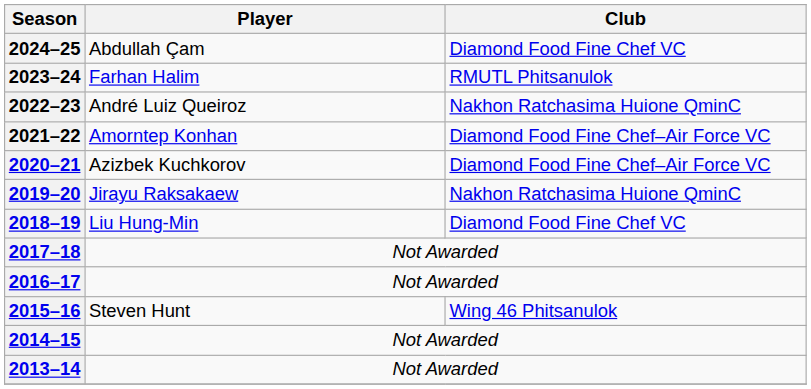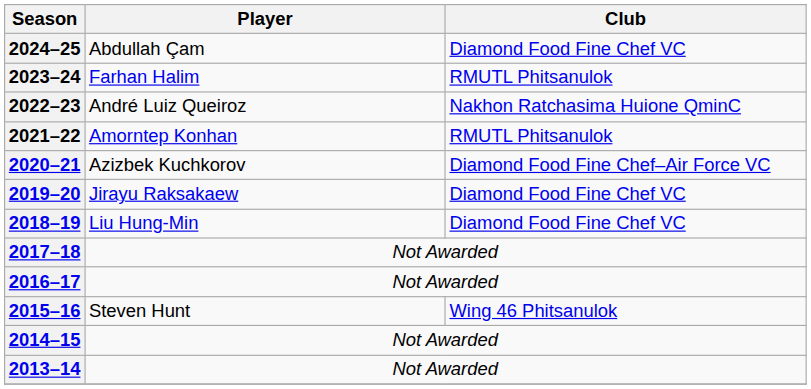(610, 135) Diamond Food Fine Chef–Air Force VC -> (531, 135) RMUTL Phitsanulok
(595, 194) Nakhon Ratchasima Huione QminC -> (568, 194) Diamond Food Fine Chef VC
